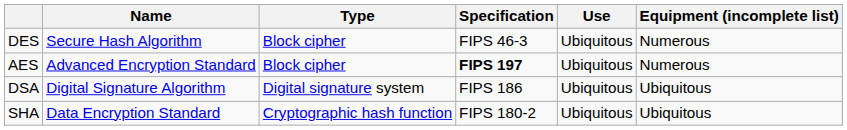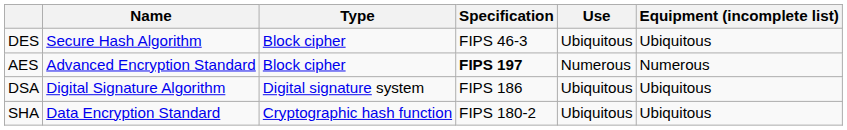(675, 40) Numerous -> (675, 40) Ubiquitous
(597, 64) Ubiquitous -> (596, 64) Numerous
